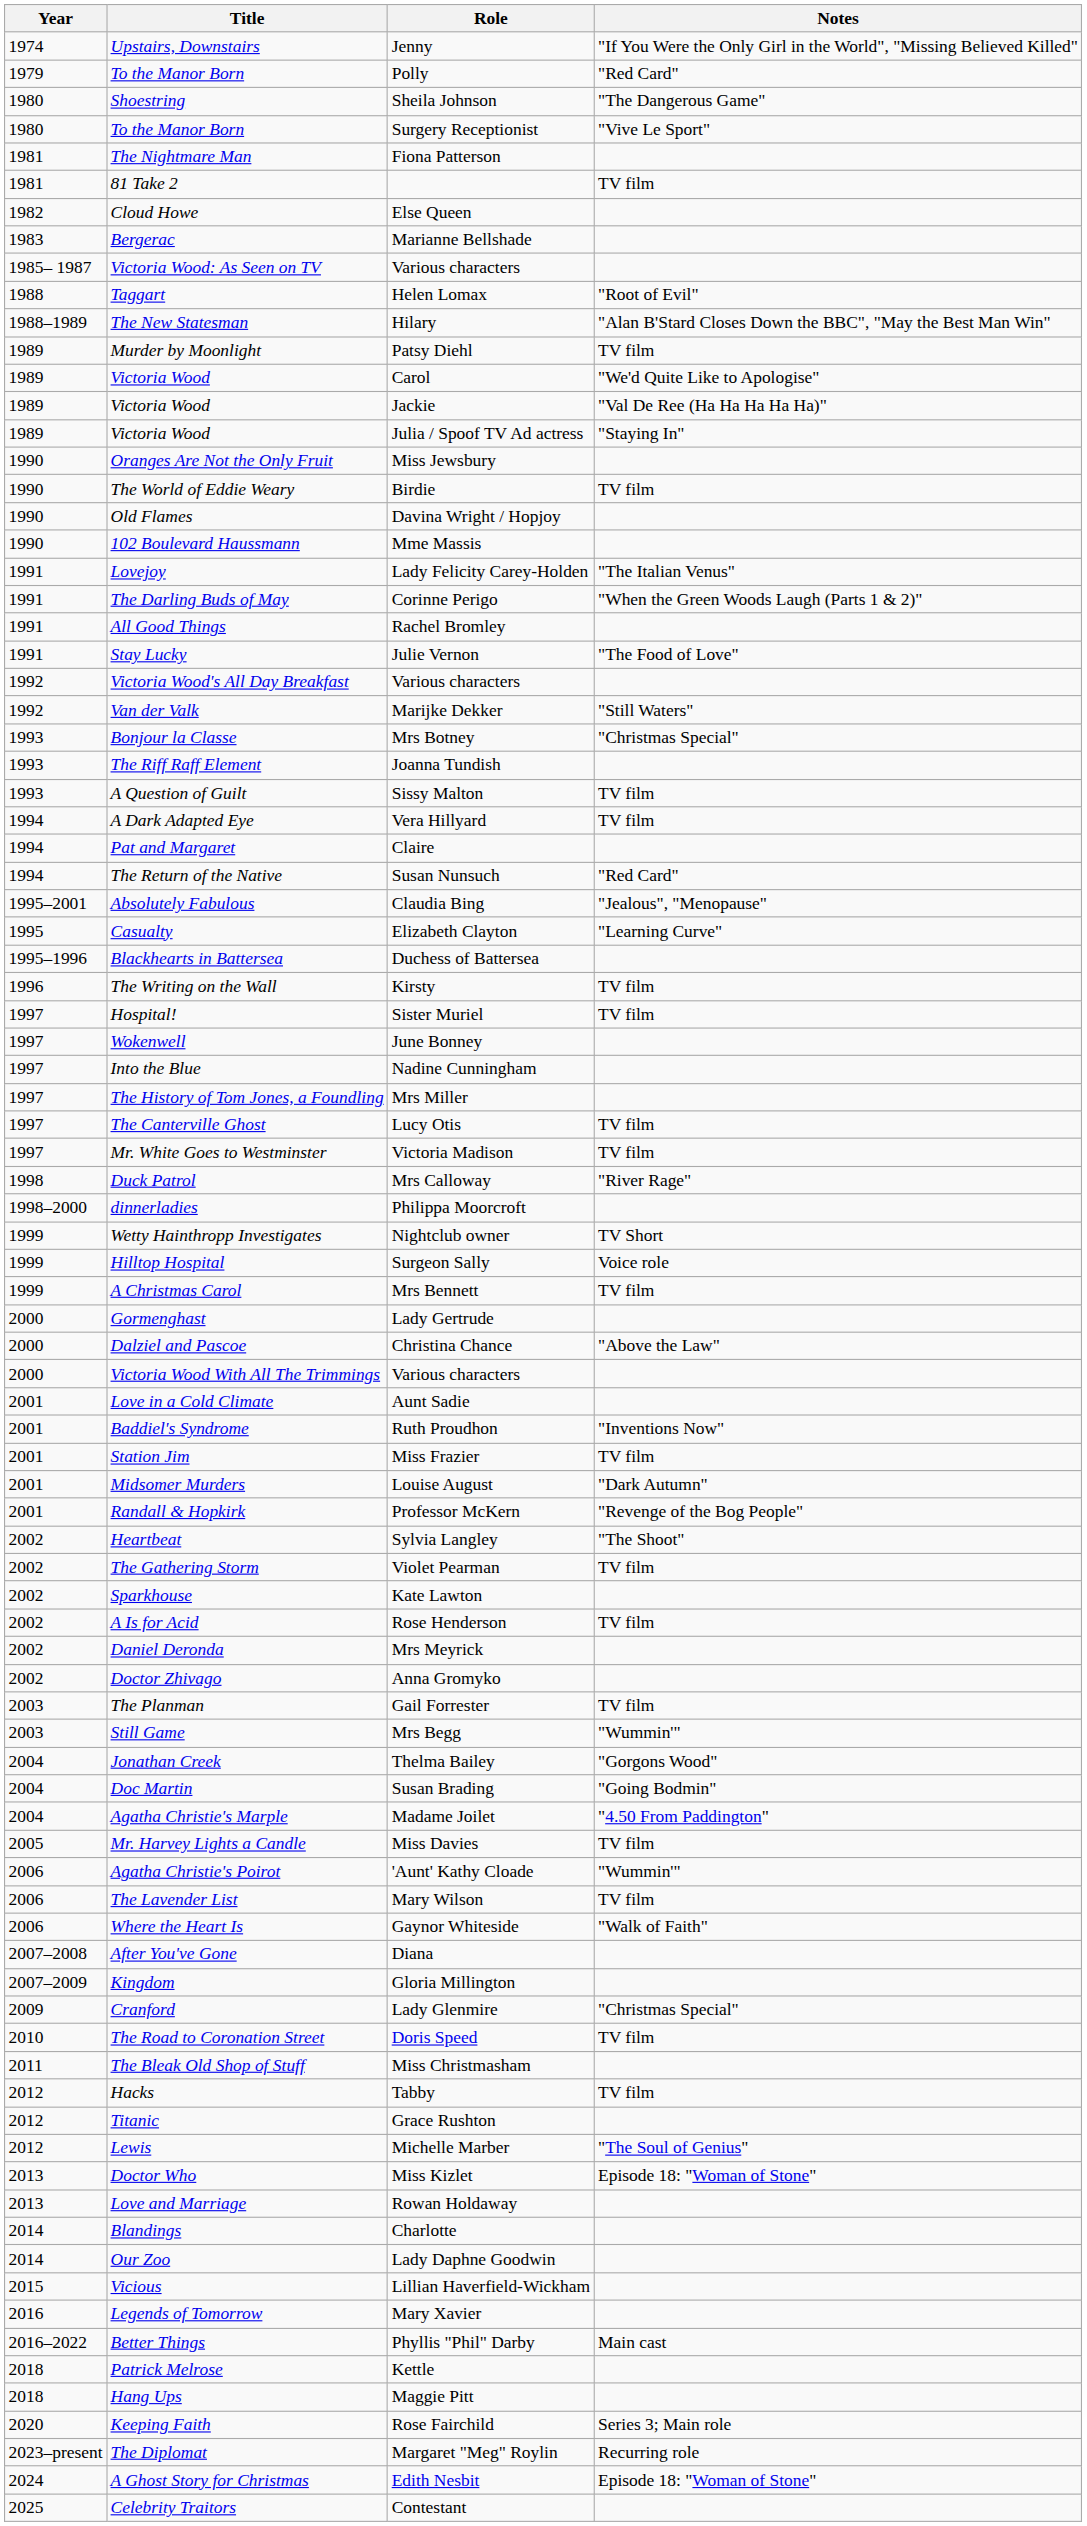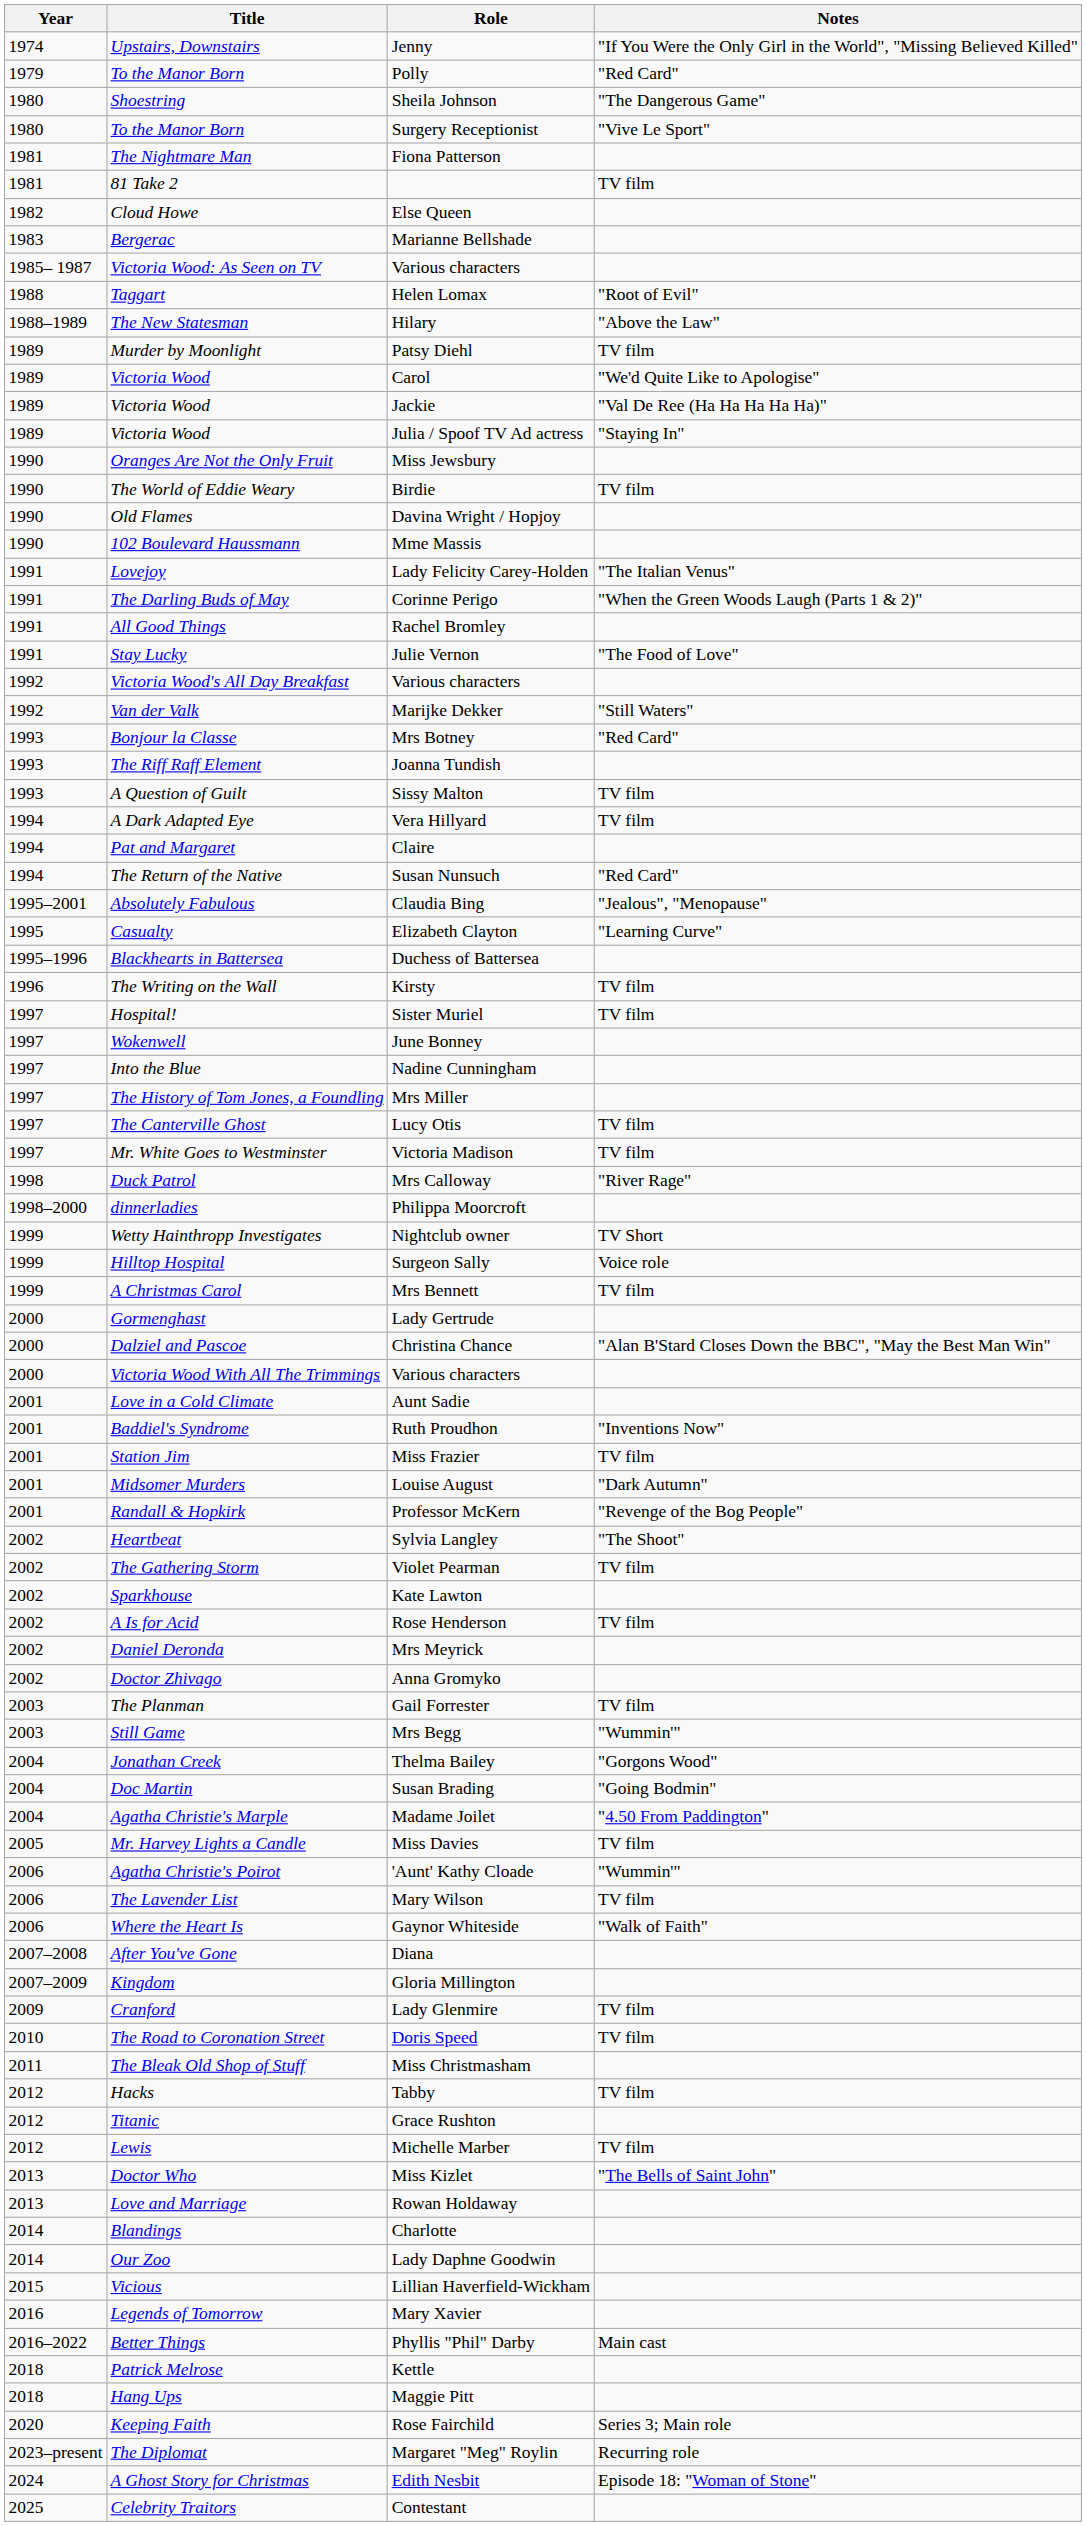(824, 322) "Alan B'Stard Closes Down the BBC", "May the Best Man Win" -> (659, 322) "Above the Law"
(668, 737) "Christmas Special" -> (638, 737) "Red Card"
(659, 1345) "Above the Law" -> (824, 1345) "Alan B'Stard Closes Down the BBC", "May the Best Man Win"
(668, 2009) "Christmas Special" -> (626, 2009) TV film
(673, 2148) "The Soul of Genius" -> (626, 2148) TV film
(707, 2175) Episode 18: "Woman of Stone" -> (687, 2175) "The Bells of Saint John"
